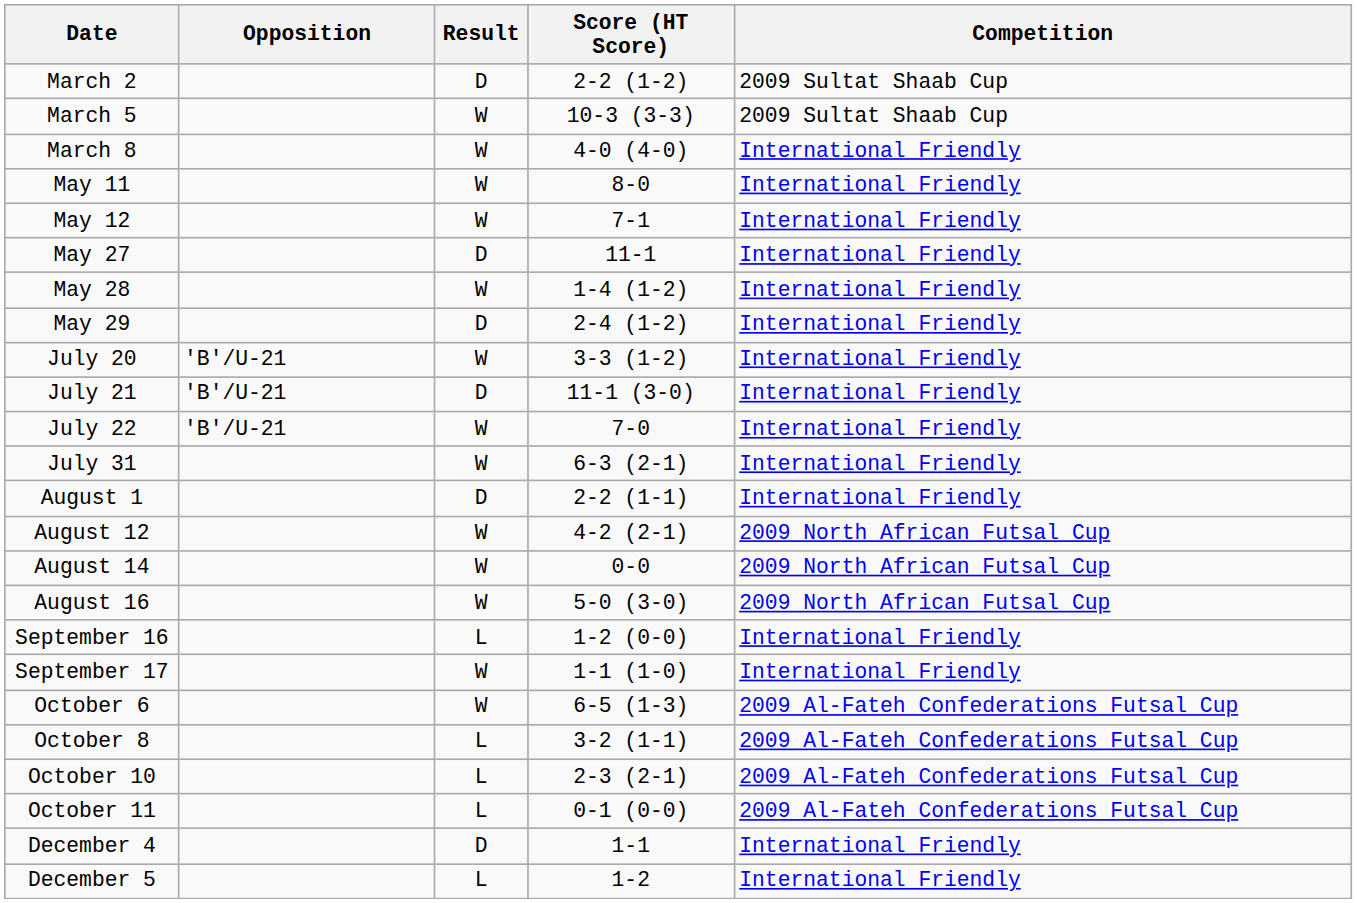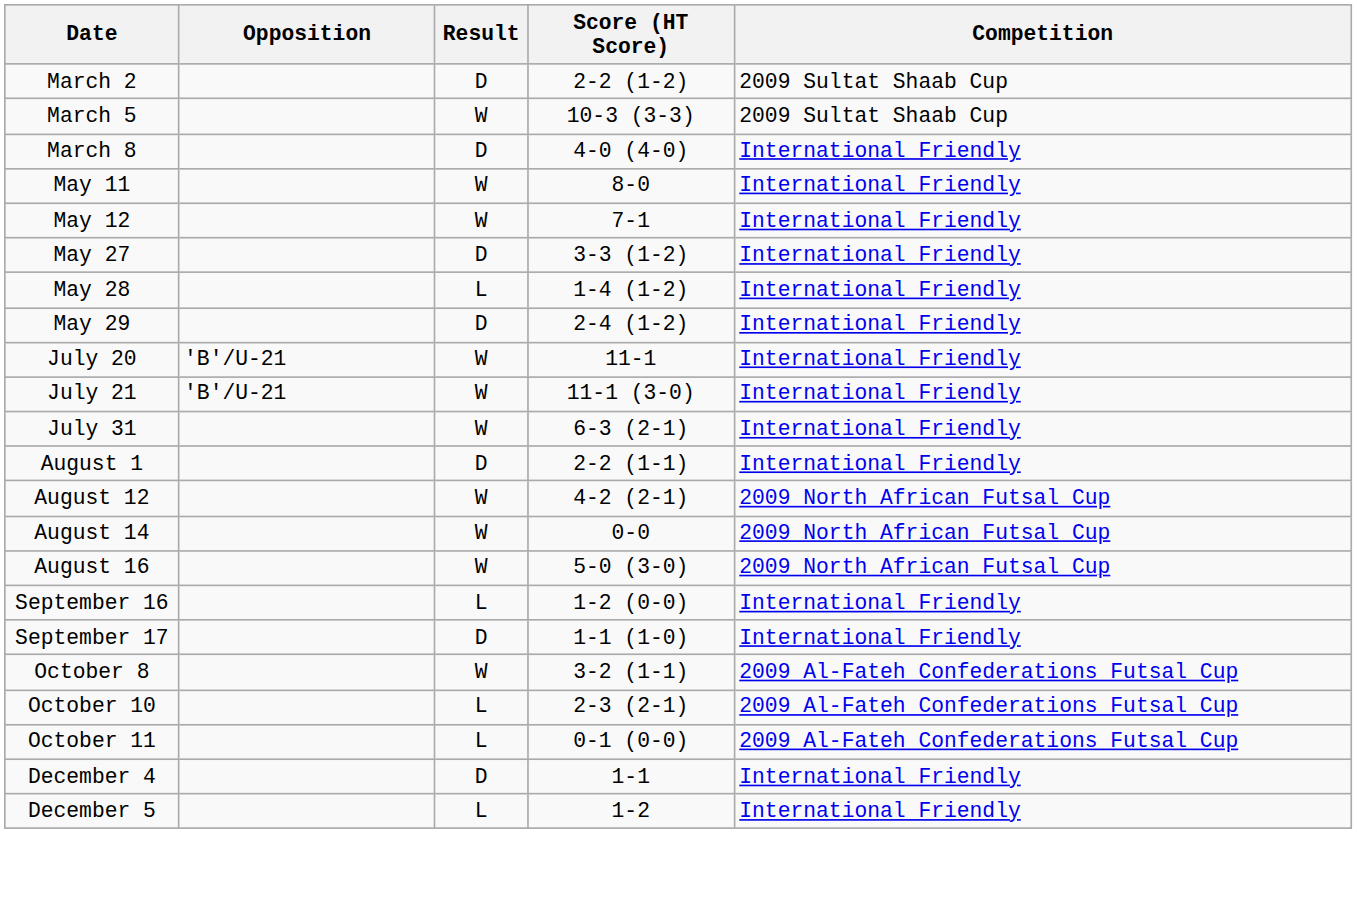(481, 151) W -> (481, 151) D
(631, 255) 11-1 -> (631, 255) 3-3 (1-2)
(481, 290) W -> (481, 290) L
(631, 360) 3-3 (1-2) -> (631, 360) 11-1
(481, 394) D -> (481, 394) W
- row: (92, 429)
(481, 672) W -> (481, 638) D
- row: (92, 707)
(481, 742) L -> (481, 672) W
